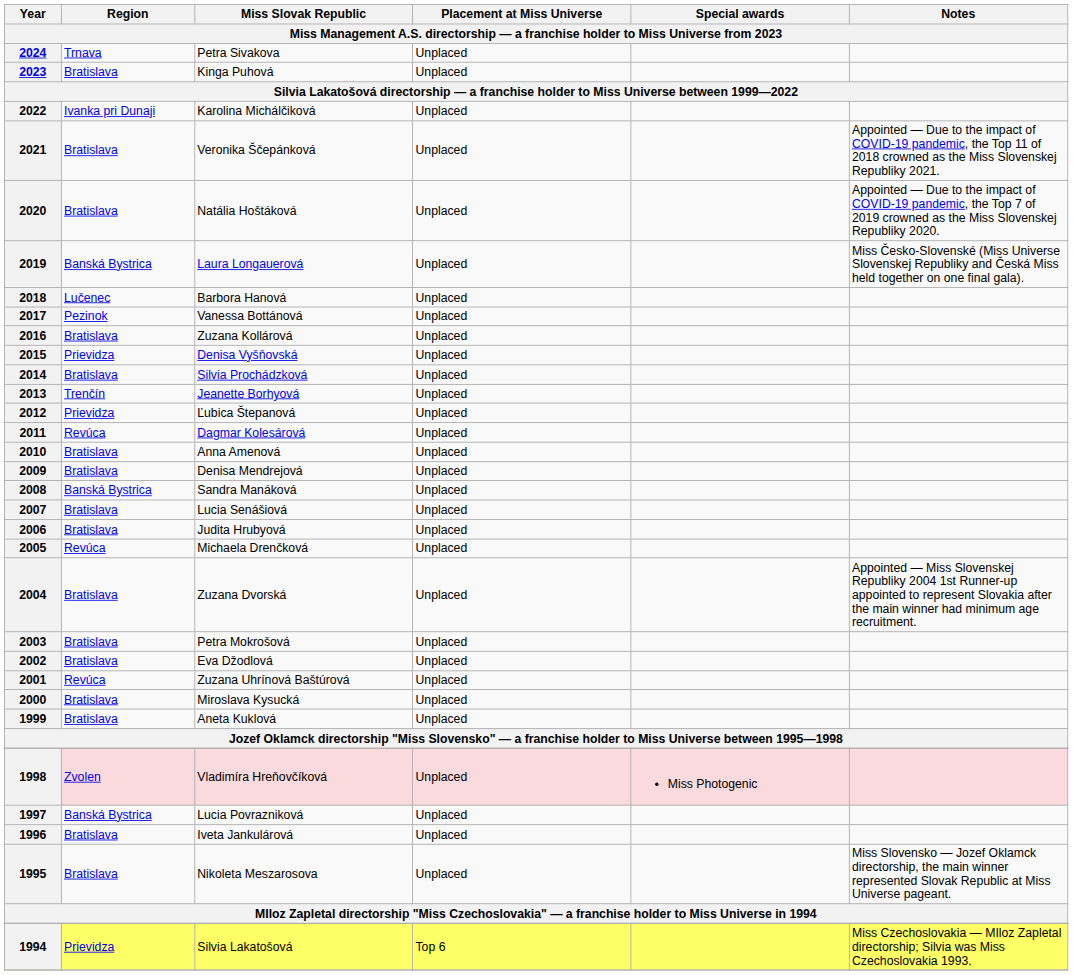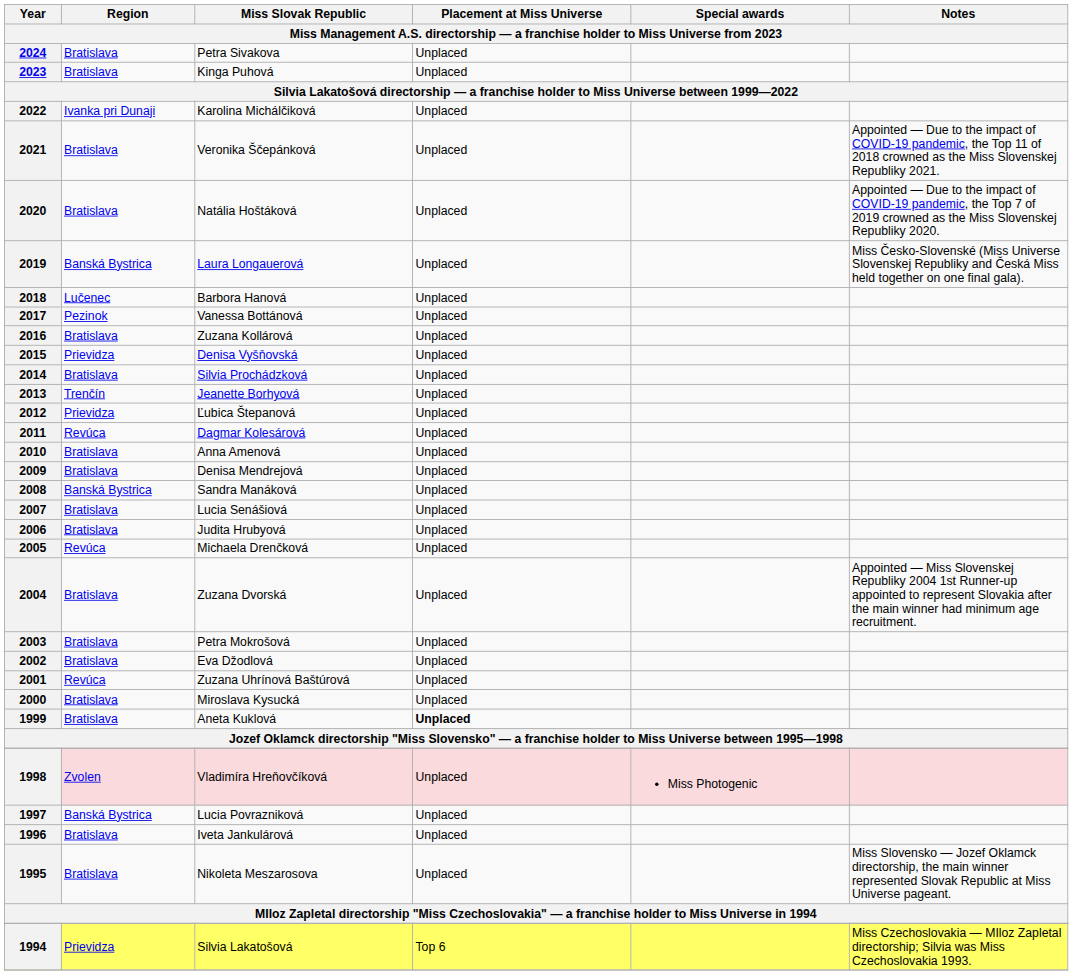(83, 53) Trnava -> (91, 53) Bratislava
(441, 719) normal -> (443, 719) bold
